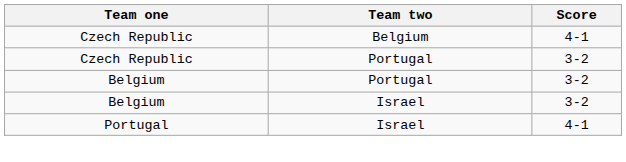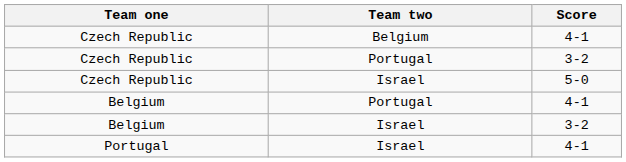+ row: (136, 81)
(577, 81) 3-2 -> (577, 103) 4-1
